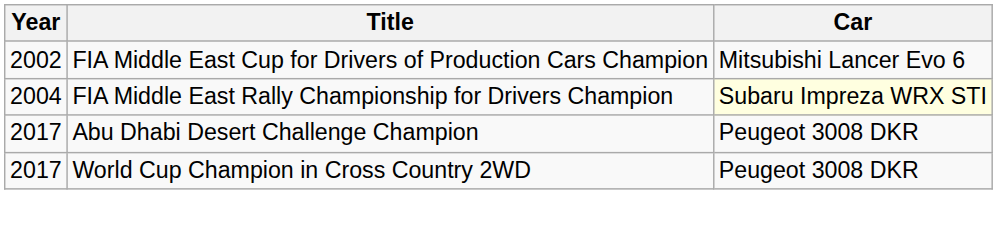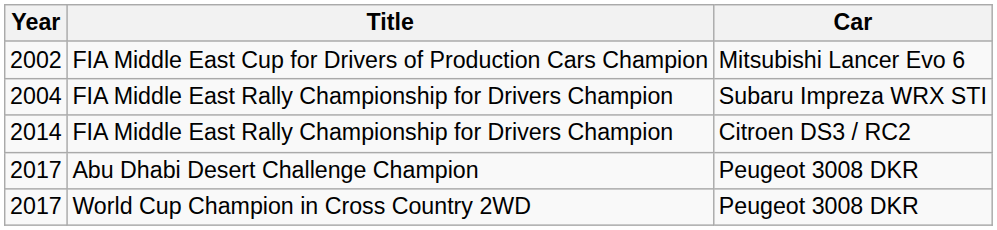(853, 96) lightyellow background -> (853, 96) no background
+ row: (36, 133)
